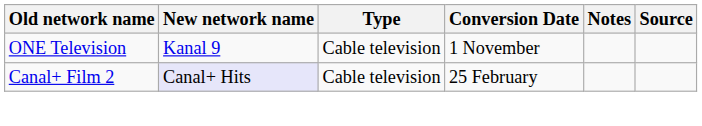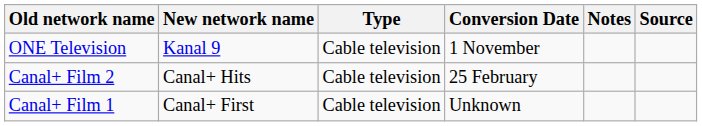(207, 76) lavender background -> (207, 76) no background
+ row: (62, 105)
